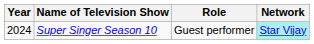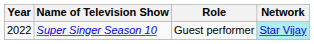(19, 30) 2024 -> (19, 30) 2022
